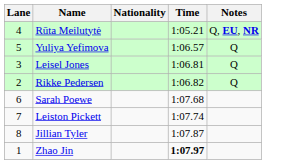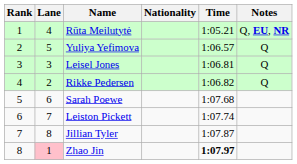+ column: (20, 13)
(19, 151) no background -> (49, 151) pink background
